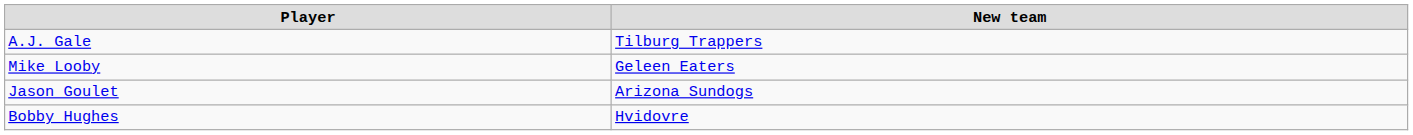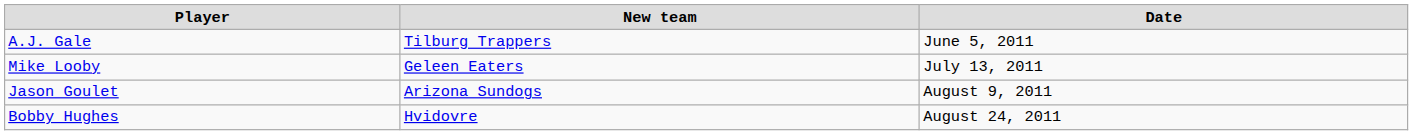+ column: (1164, 17)
